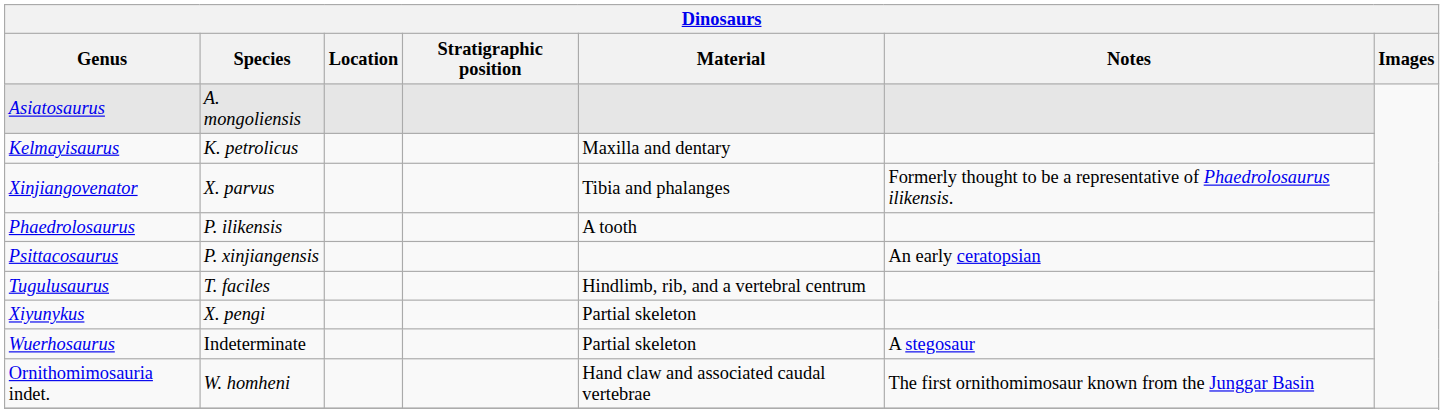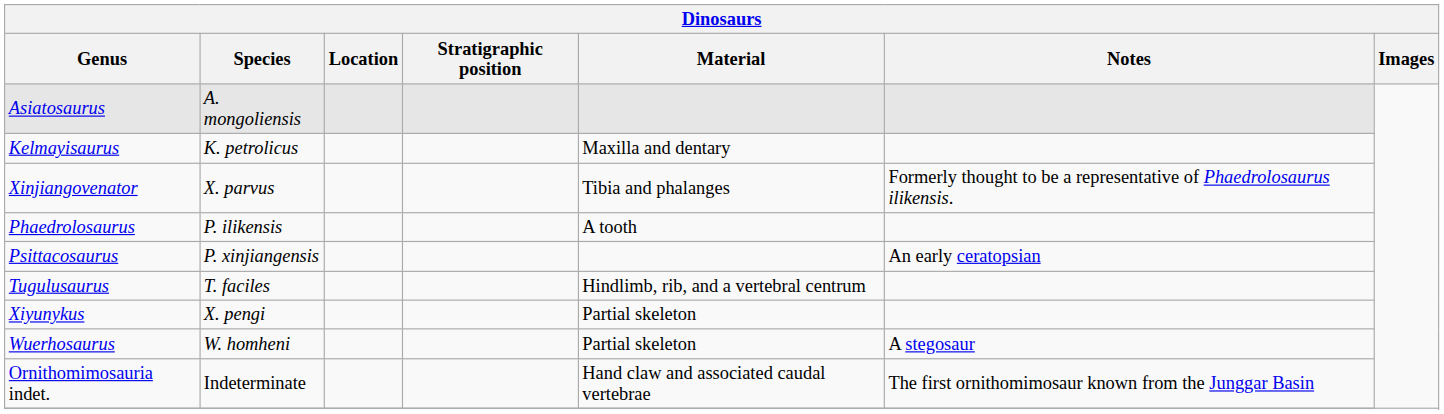(255, 343) Indeterminate -> (247, 343) W. homheni
(247, 383) W. homheni -> (255, 383) Indeterminate
